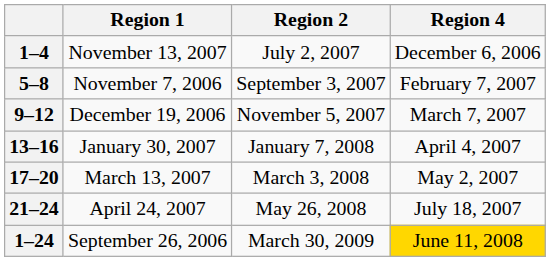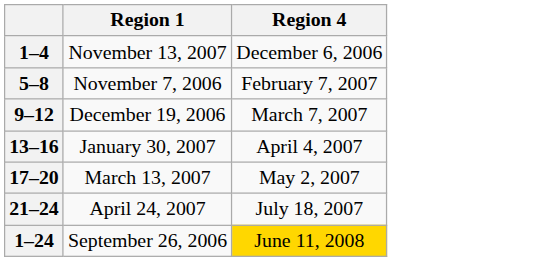- column: (311, 20)
